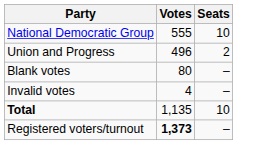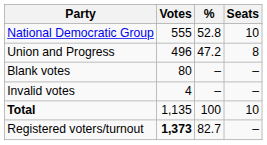+ column: (209, 14)
(226, 52) 2 -> (256, 52) 8
